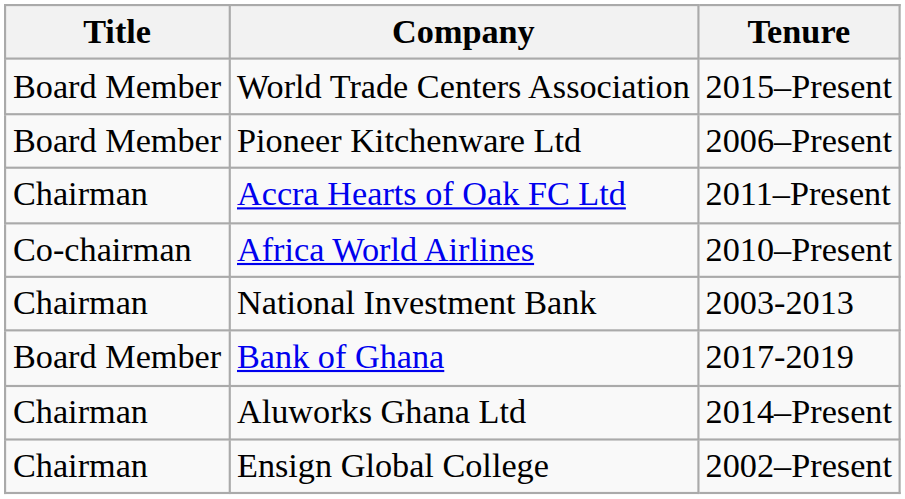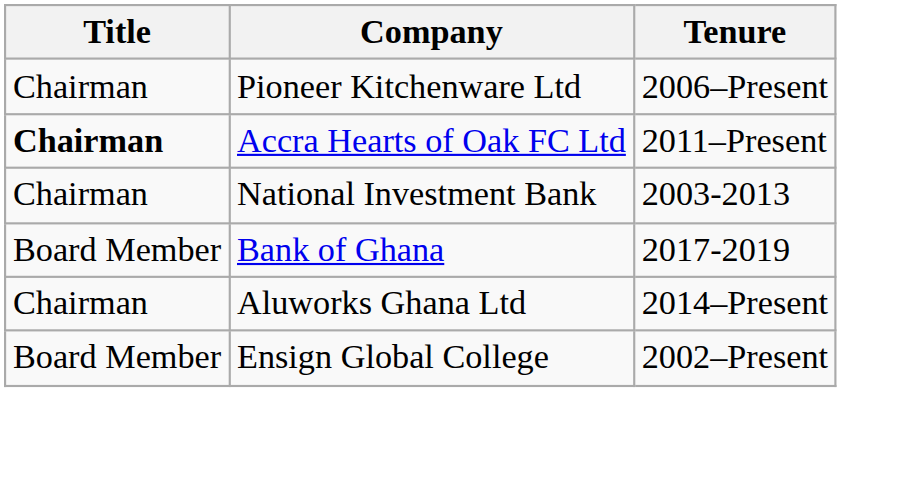- row: (463, 85)
(117, 140) Board Member -> (80, 85) Chairman
(80, 194) normal -> (88, 140) bold
- row: (386, 248)
(80, 466) Chairman -> (117, 357) Board Member
